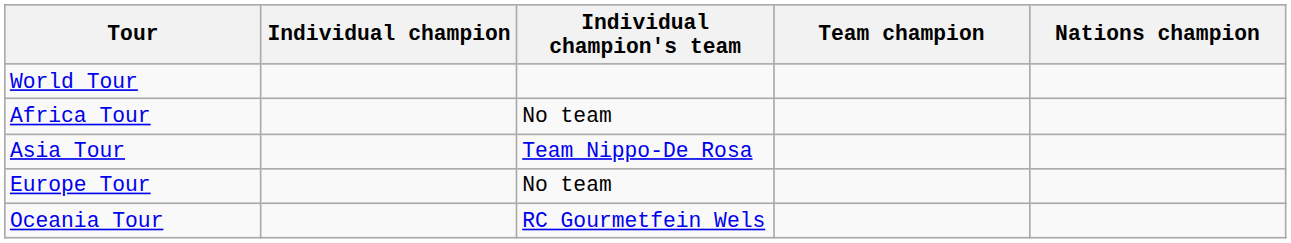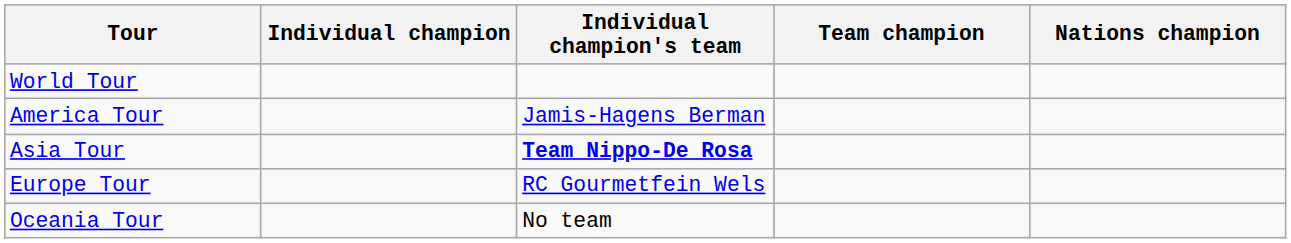- row: (80, 116)
+ row: (87, 116)
(637, 151) normal -> (637, 151) bold
(567, 186) No team -> (644, 186) RC Gourmetfein Wels
(644, 221) RC Gourmetfein Wels -> (567, 221) No team
